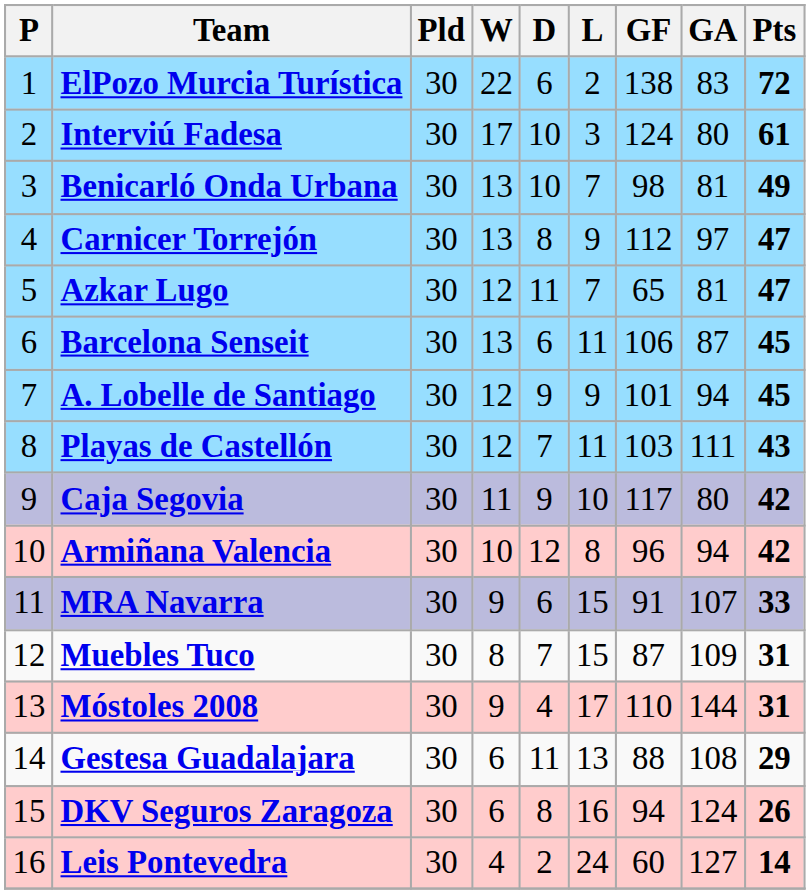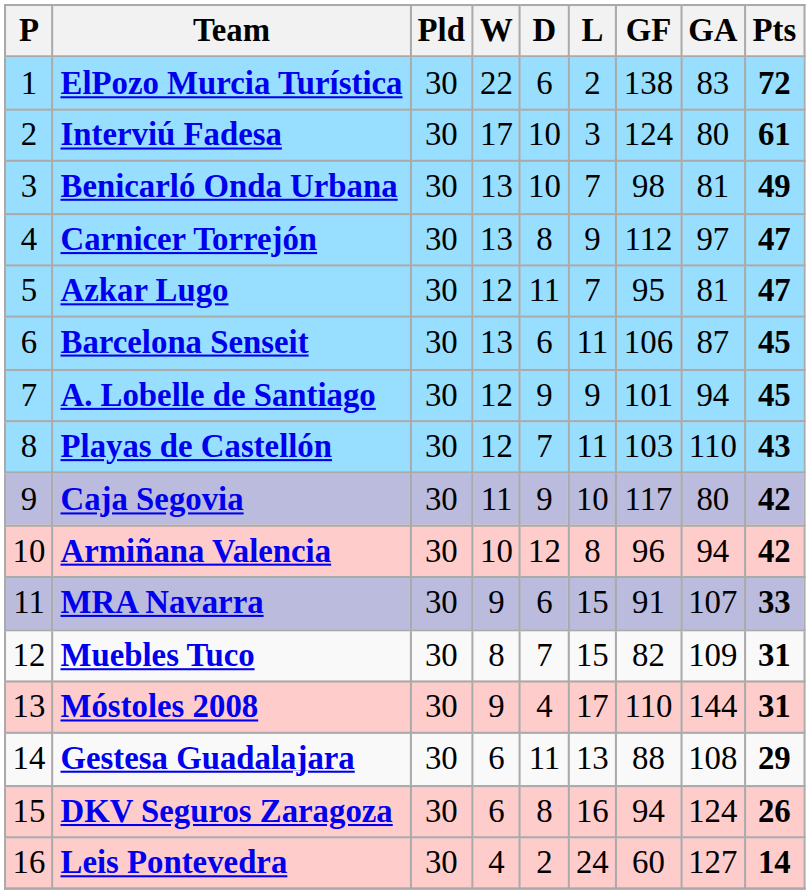(648, 290) 65 -> (648, 290) 95
(713, 446) 111 -> (713, 446) 110
(648, 654) 87 -> (648, 654) 82
